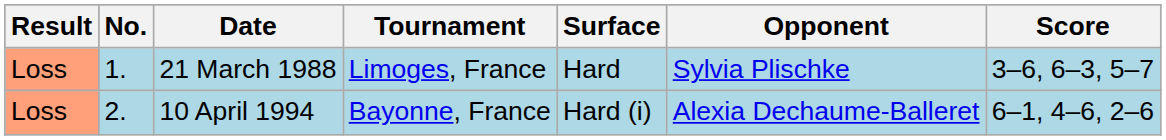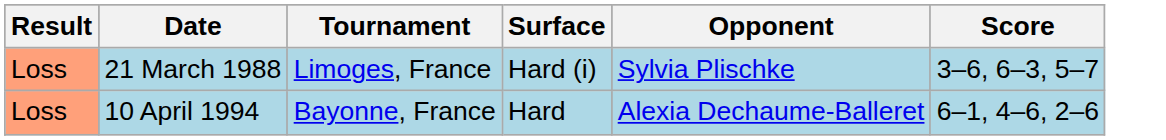- column: (126, 25)
(592, 68) Hard -> (552, 68) Hard (i)
(607, 111) Hard (i) -> (537, 111) Hard
